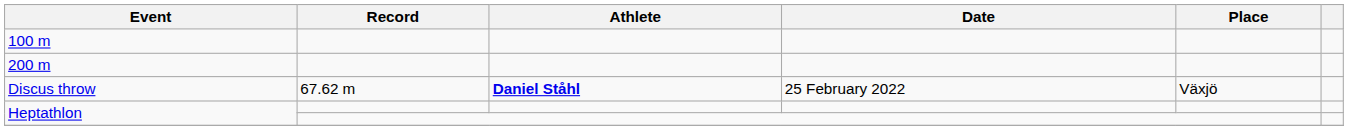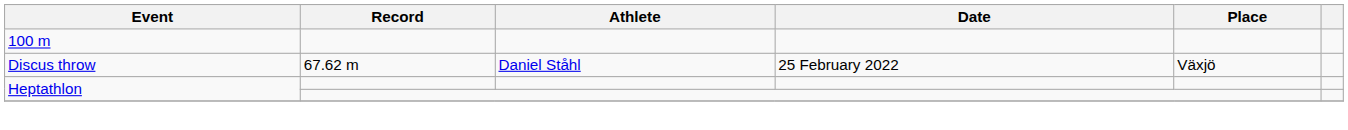- row: (29, 65)
(536, 89) bold -> (540, 65) normal
